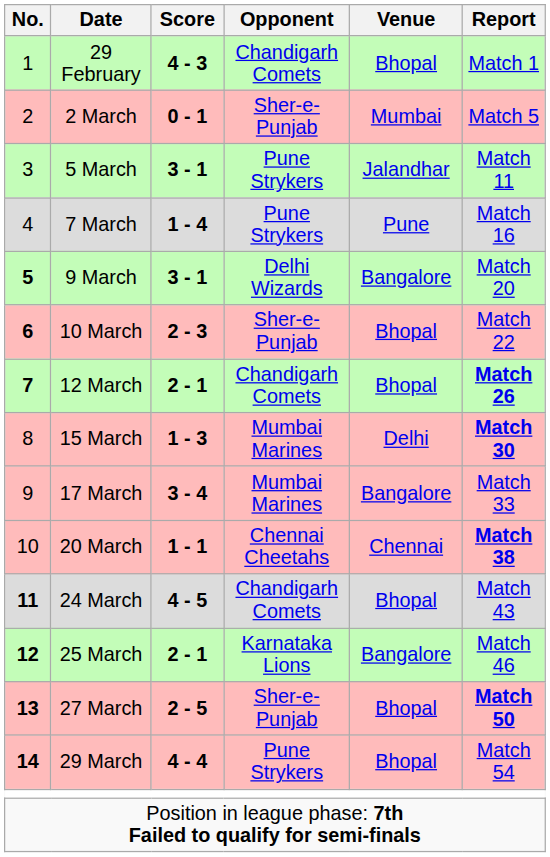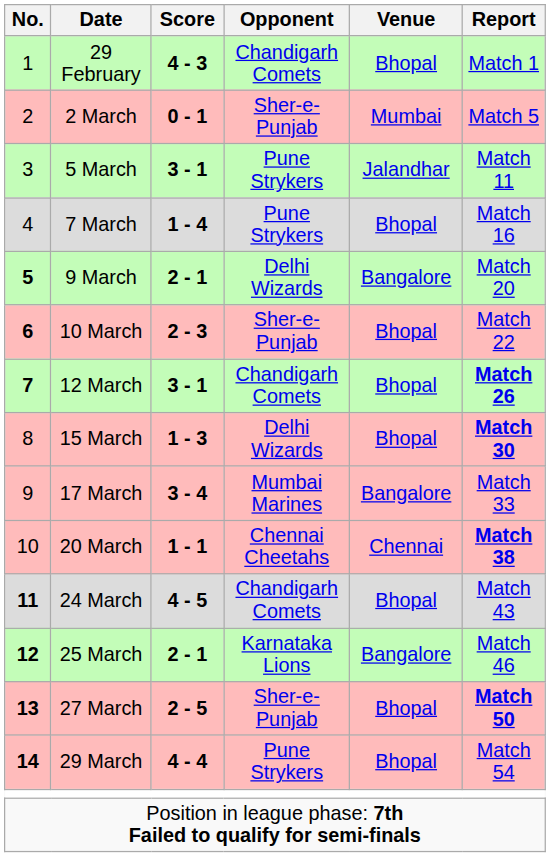(406, 224) Pune -> (406, 224) Bhopal
(187, 277) 3 - 1 -> (187, 277) 2 - 1
(187, 385) 2 - 1 -> (187, 385) 3 - 1
(287, 439) Mumbai Marines -> (287, 439) Delhi Wizards
(406, 439) Delhi -> (406, 439) Bhopal
